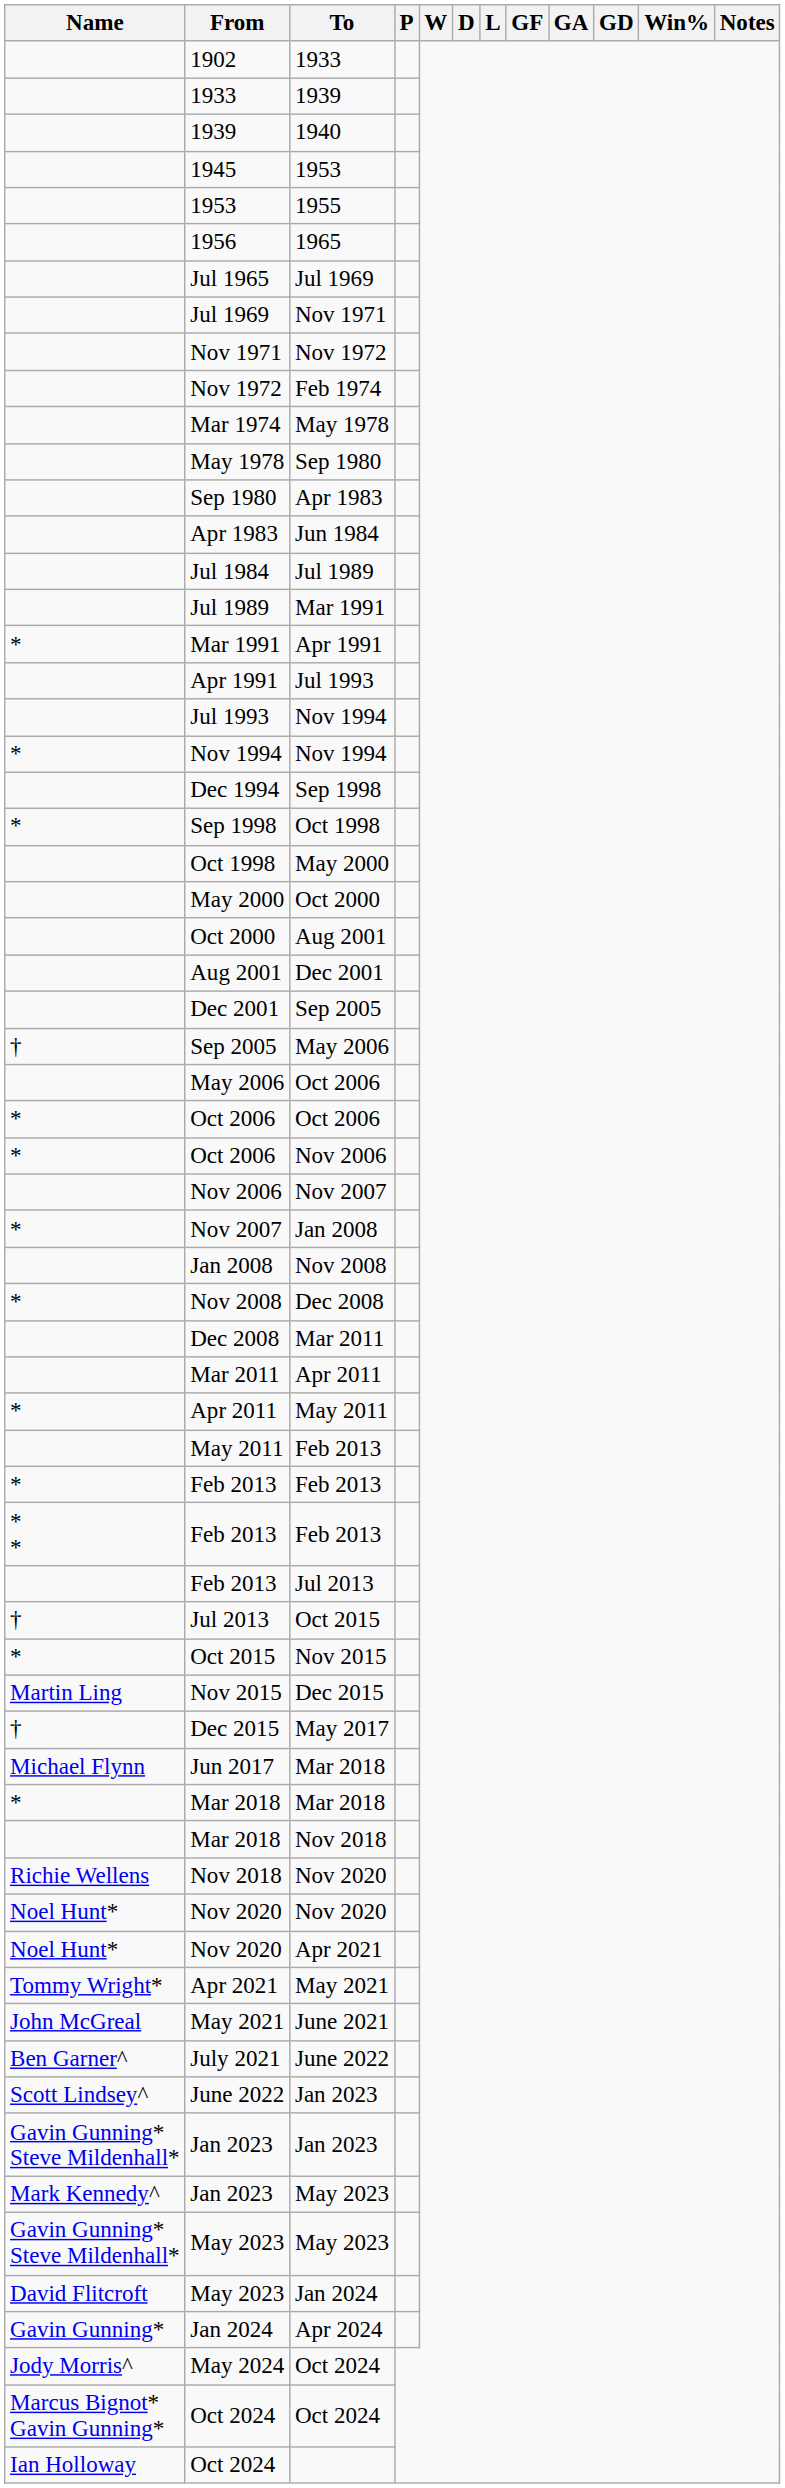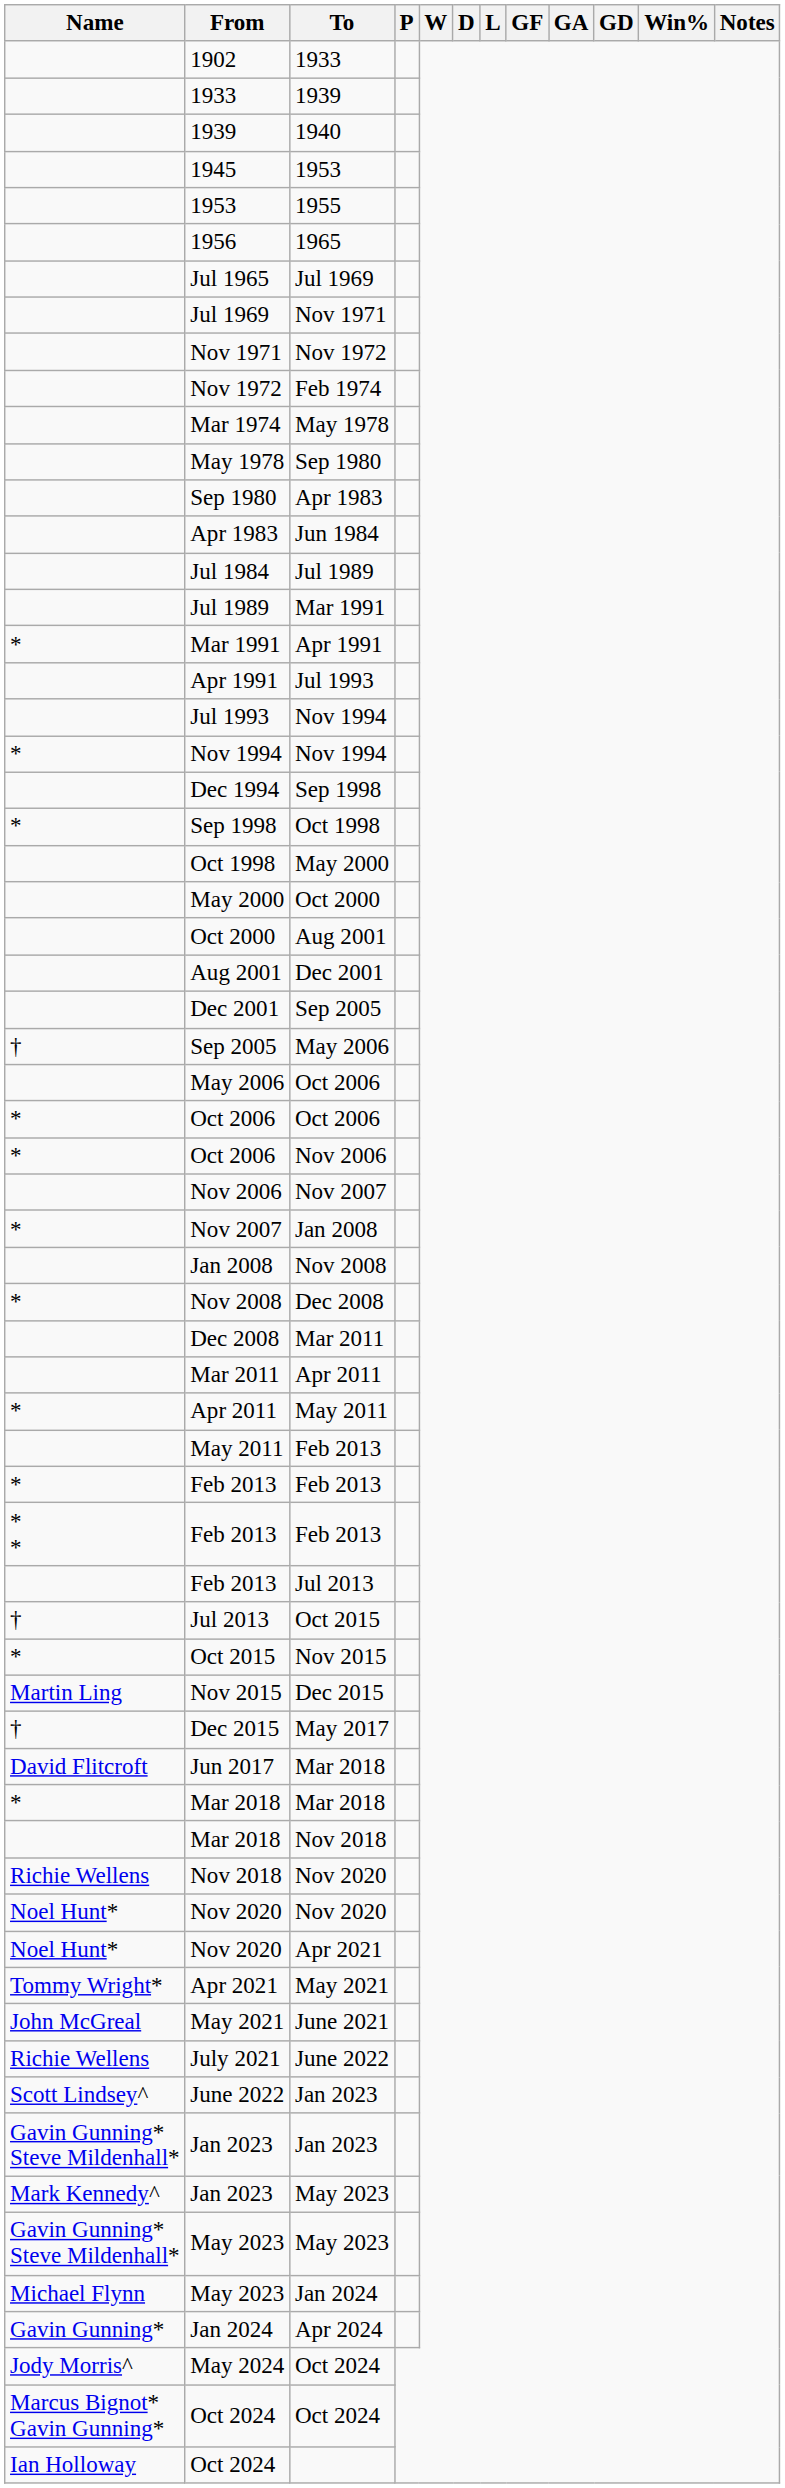(78, 1766) Michael Flynn -> (79, 1766) David Flitcroft
(69, 2058) Ben Garner^ -> (80, 2058) Richie Wellens
(79, 2292) David Flitcroft -> (78, 2292) Michael Flynn
